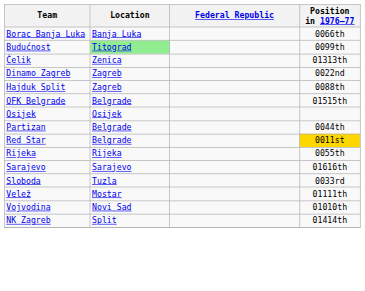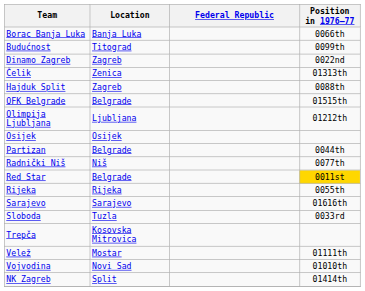(112, 47) lightgreen background -> (112, 47) no background
rows swapped: (19, 60) <-> (38, 74)
+ row: (28, 119)
+ row: (36, 163)
+ row: (21, 235)
